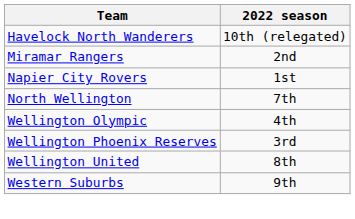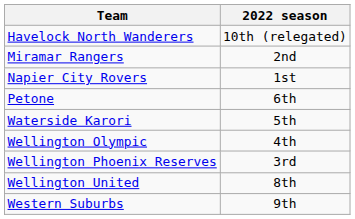- row: (70, 99)
+ row: (31, 99)
+ row: (70, 120)
